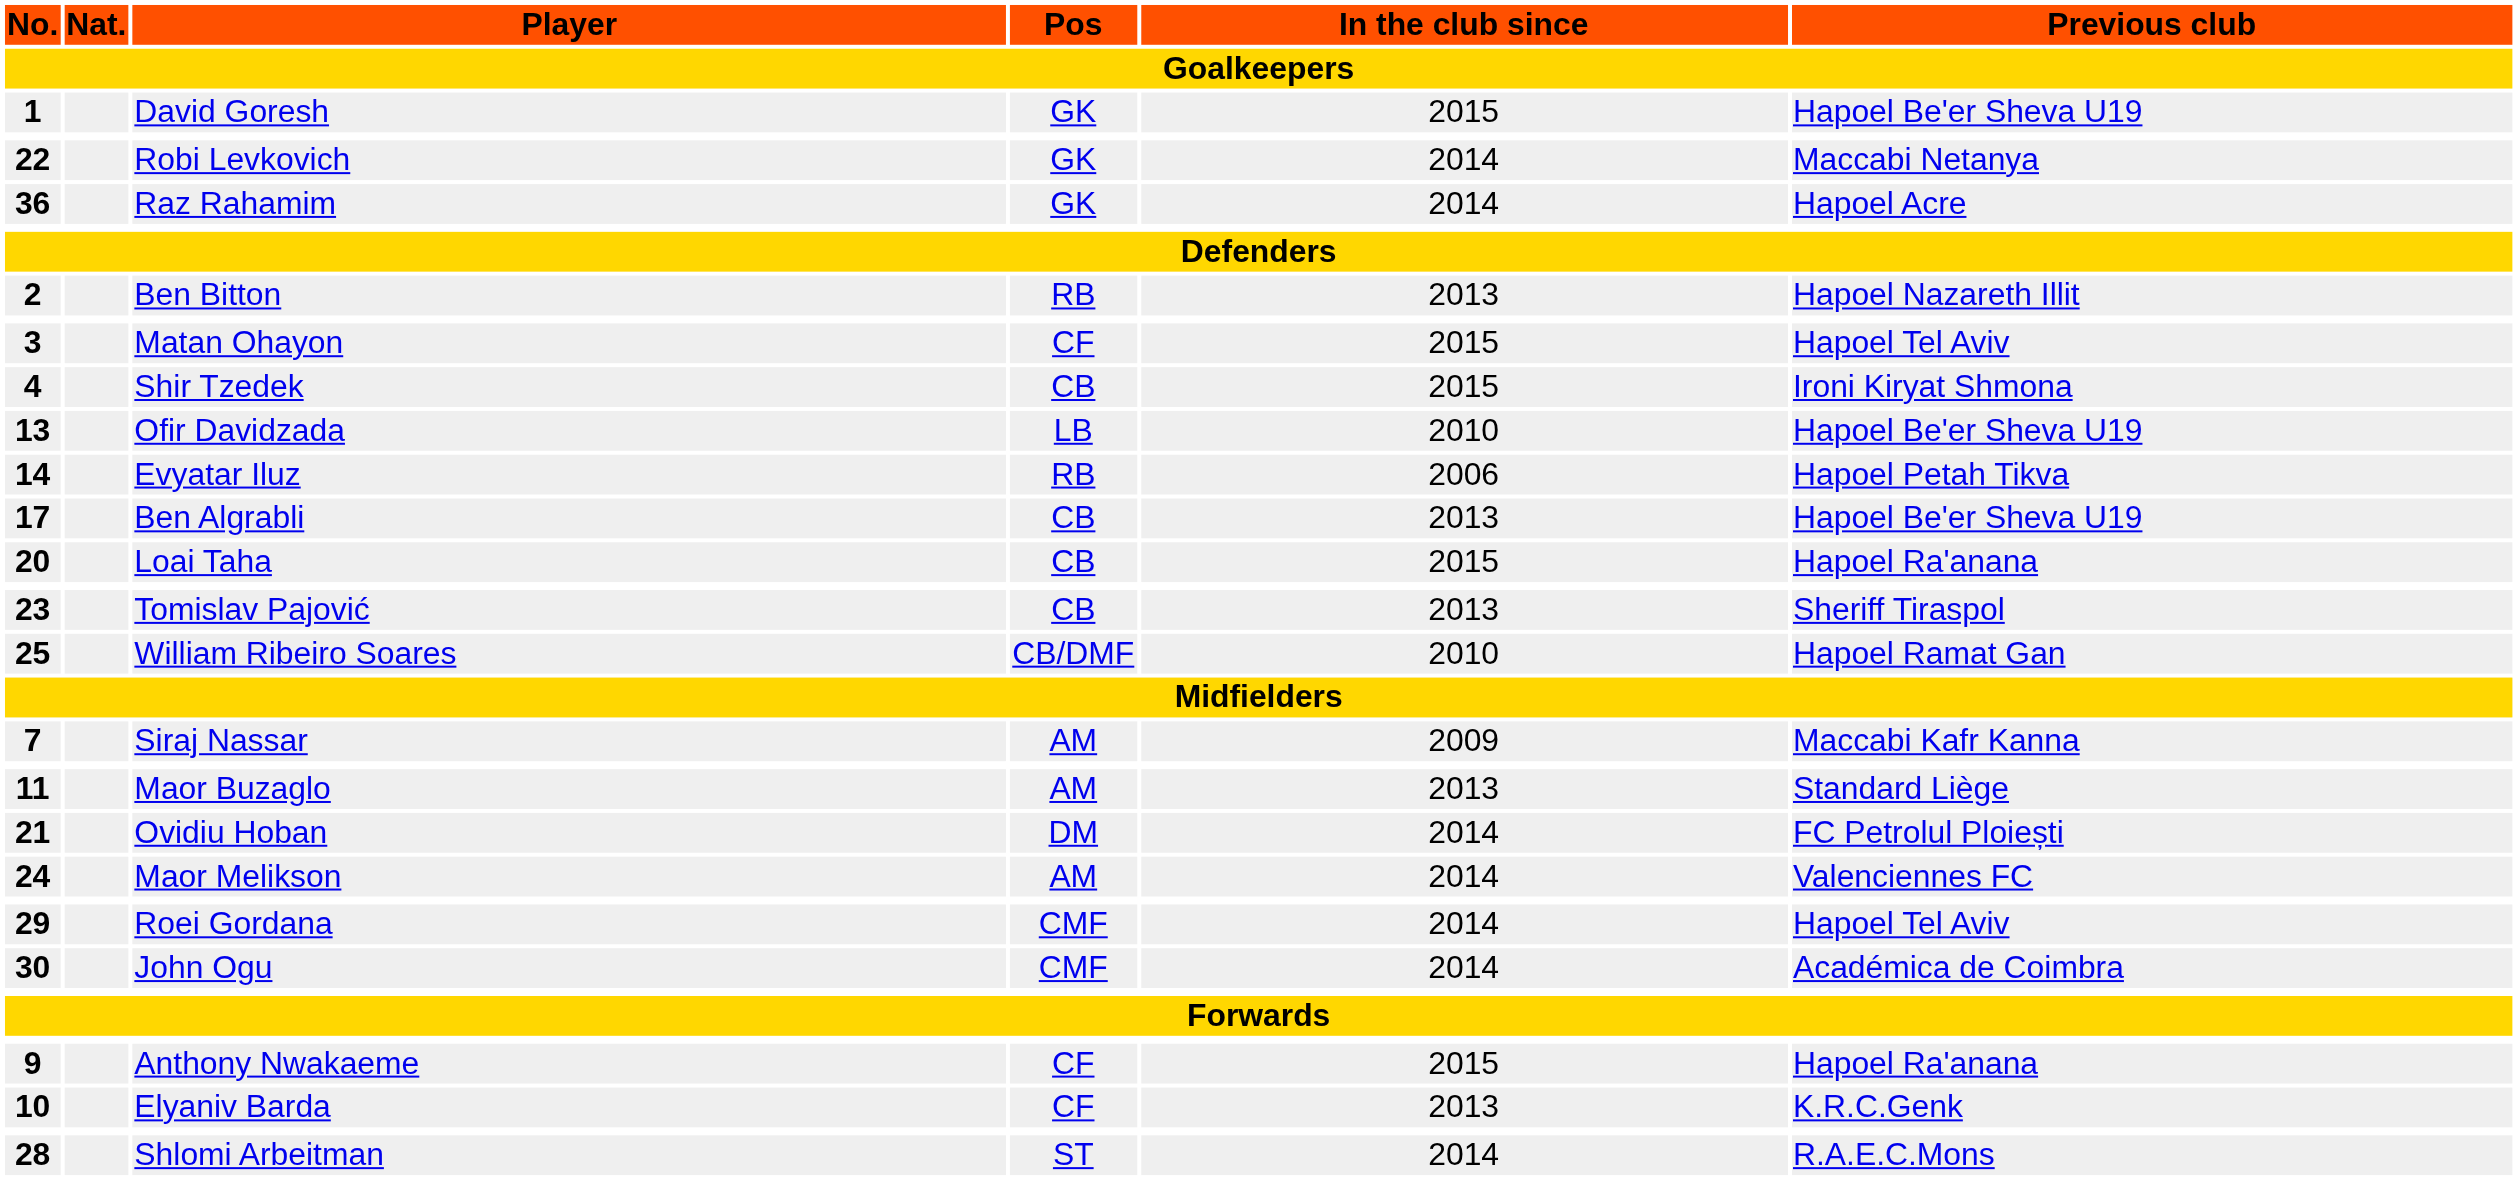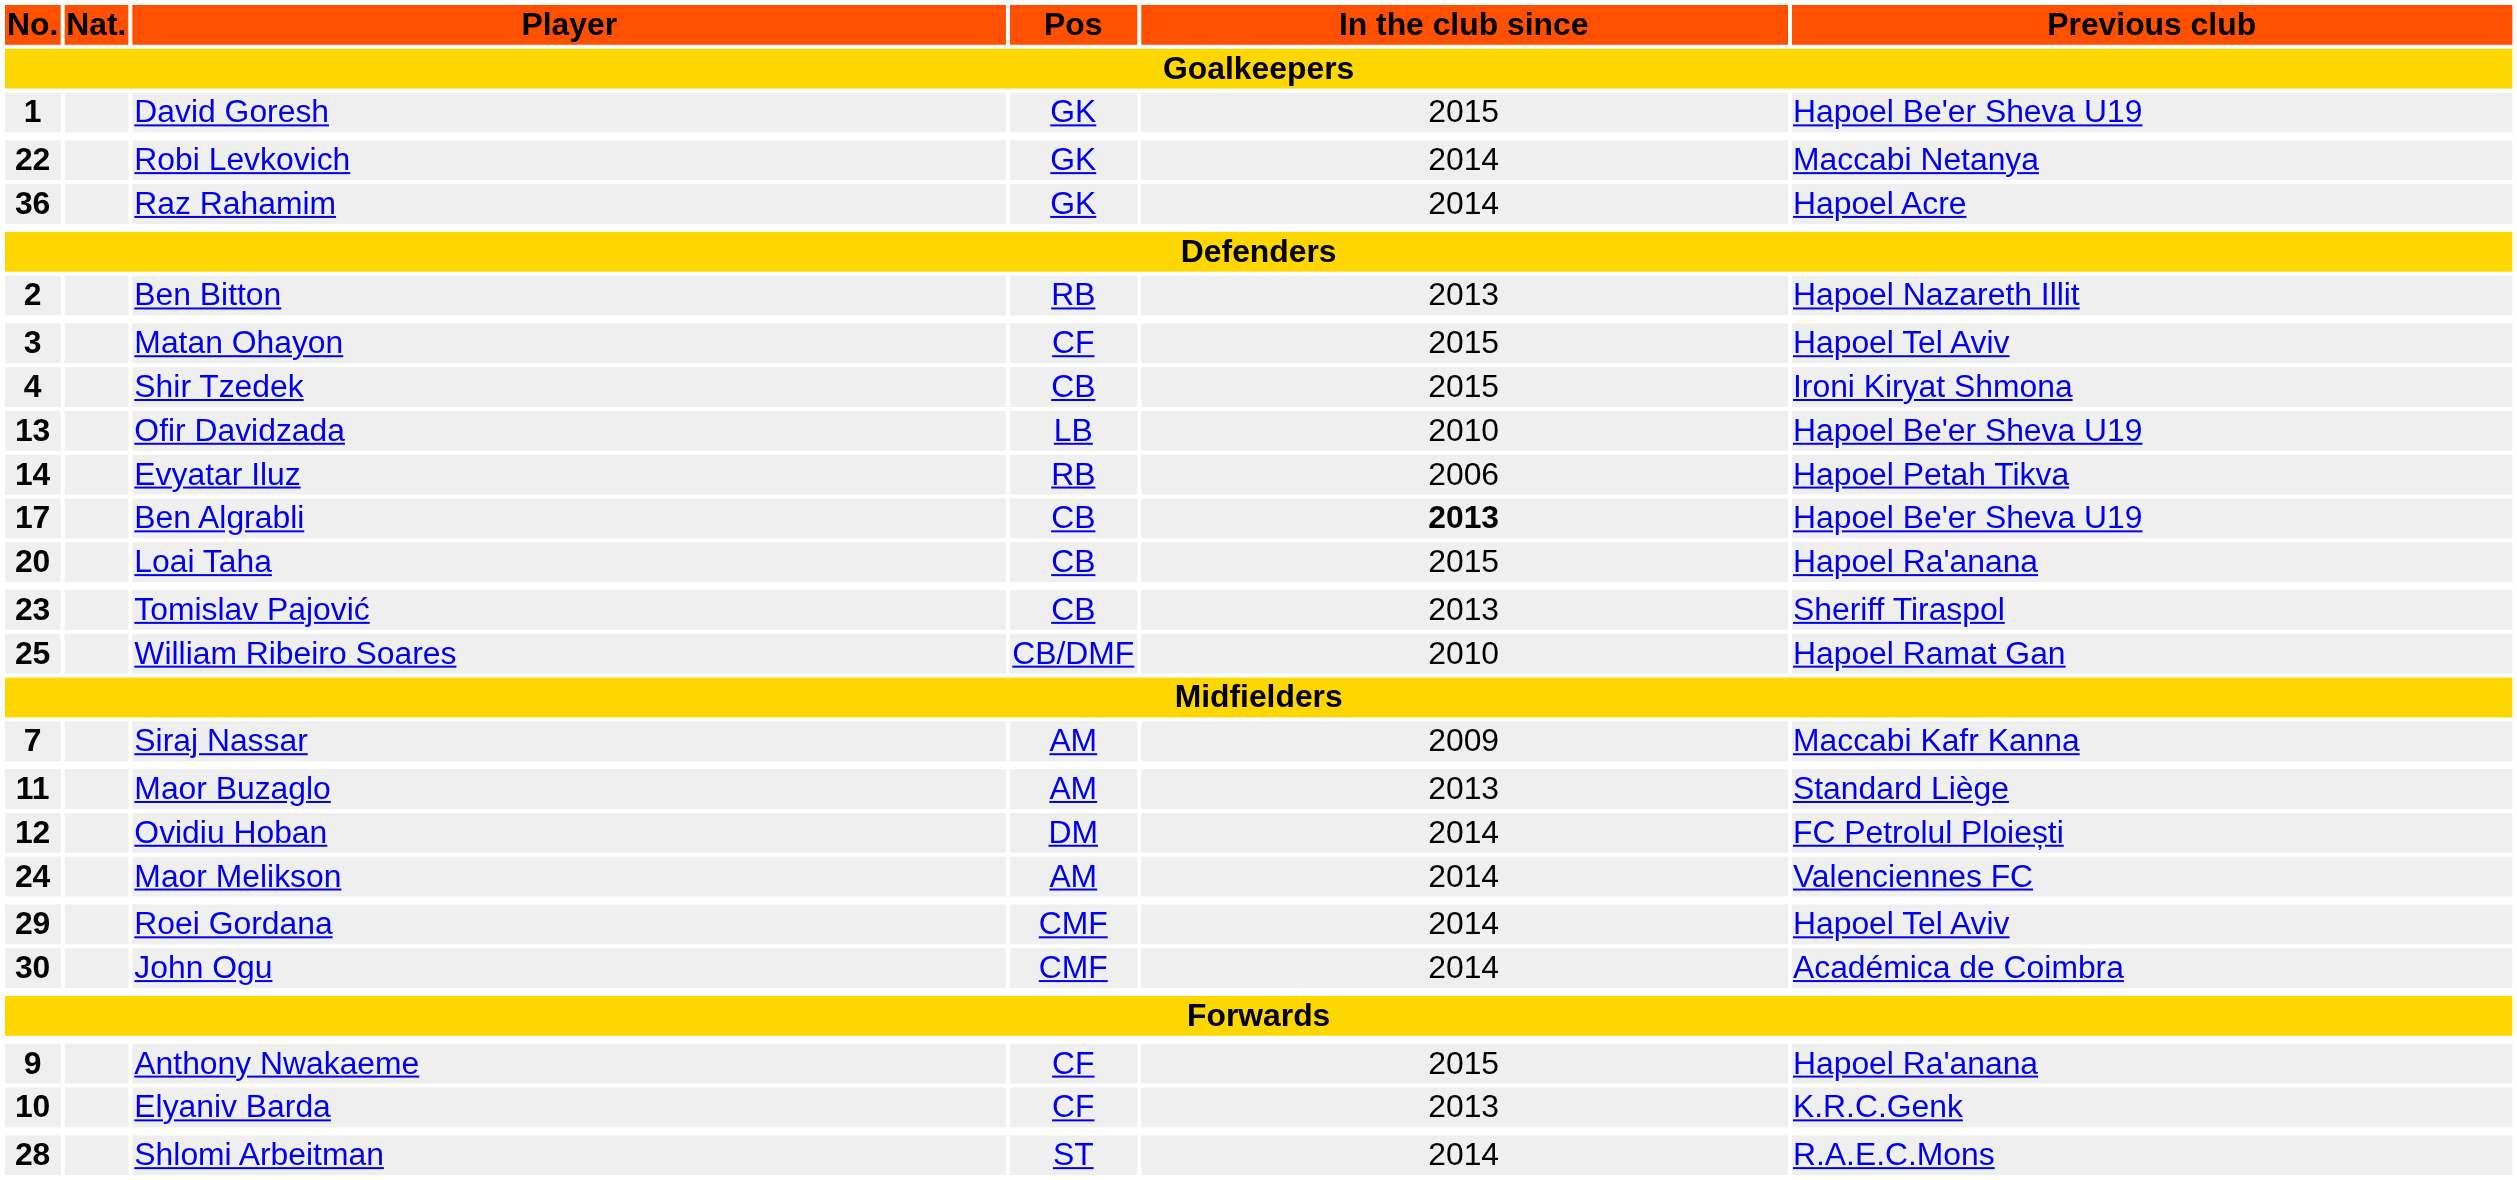(1464, 517) normal -> (1464, 517) bold
(33, 832) 21 -> (33, 832) 12
